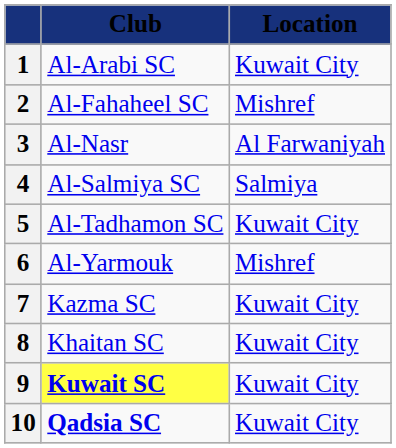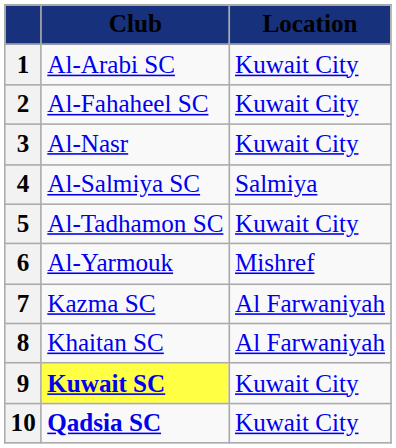(275, 104) Mishref -> (297, 104) Kuwait City
(310, 143) Al Farwaniyah -> (297, 143) Kuwait City
(297, 303) Kuwait City -> (310, 303) Al Farwaniyah
(297, 343) Kuwait City -> (310, 343) Al Farwaniyah
